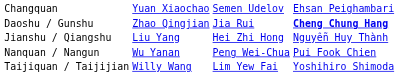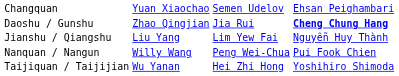(248, 38) Hei Zhi Hong -> (245, 38) Lim Yew Fai
(156, 52) Wu Yanan -> (162, 52) Willy Wang
(162, 67) Willy Wang -> (156, 67) Wu Yanan
(245, 67) Lim Yew Fai -> (248, 67) Hei Zhi Hong
